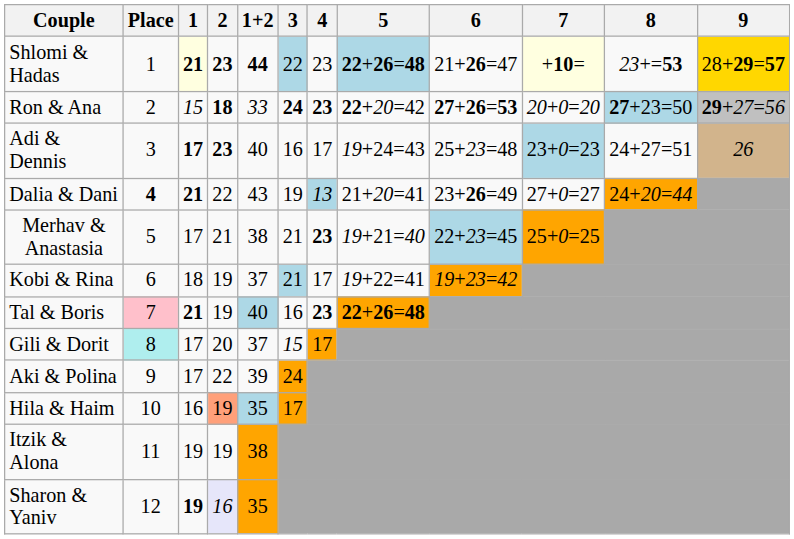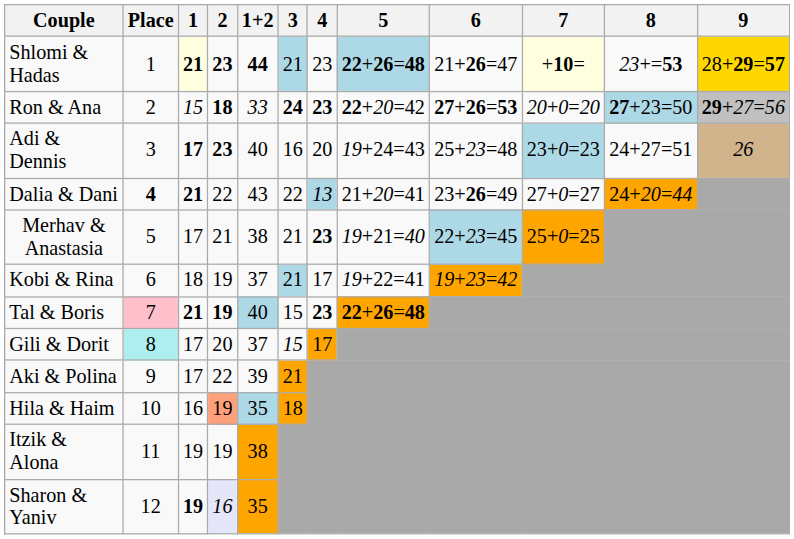(293, 63) 22 -> (293, 63) 21
(322, 150) 17 -> (322, 150) 20
(293, 193) 19 -> (293, 193) 22
(222, 312) normal -> (222, 312) bold
(293, 312) 16 -> (293, 312) 15
(293, 376) 24 -> (293, 376) 21
(293, 408) 17 -> (293, 408) 18
